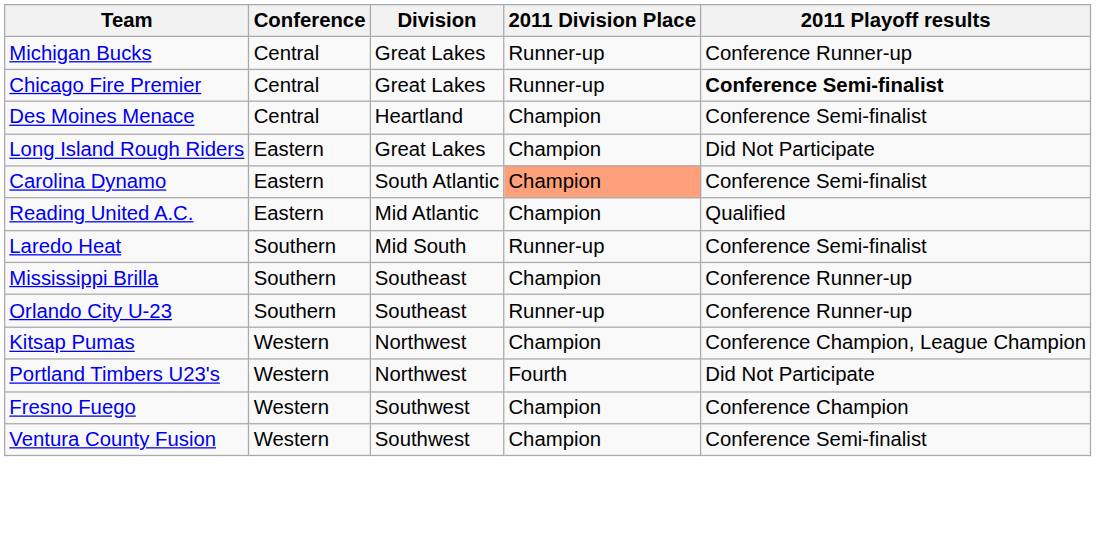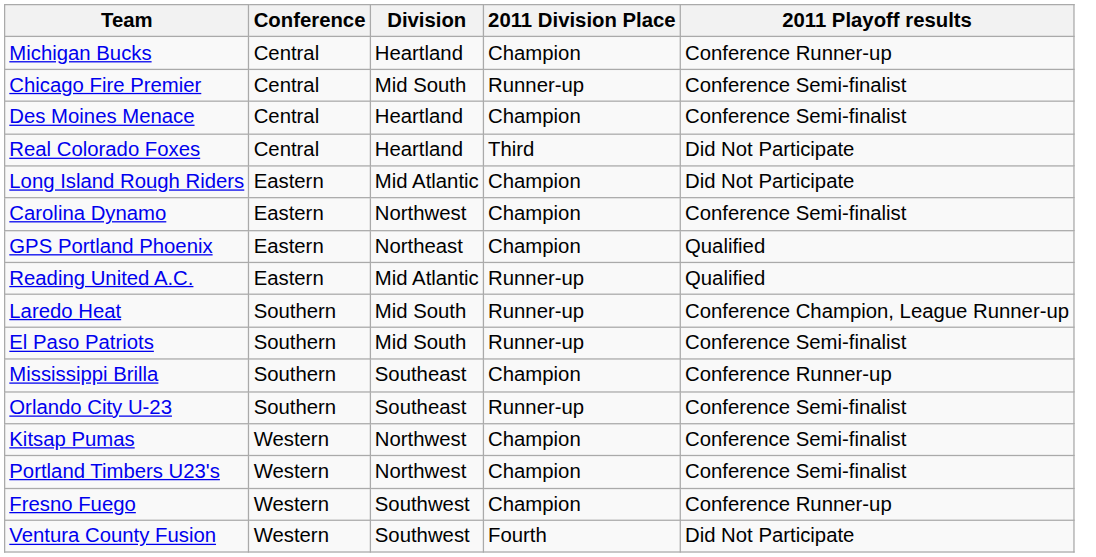(430, 52) Great Lakes -> (419, 52) Heartland
(556, 52) Runner-up -> (534, 52) Champion
(430, 85) Great Lakes -> (421, 85) Mid South
(824, 85) bold -> (796, 85) normal
+ row: (105, 149)
(430, 149) Great Lakes -> (427, 181) Mid Atlantic
(437, 181) South Atlantic -> (421, 213) Northwest
(555, 181) lightsalmon background -> (534, 213) no background
+ row: (111, 246)
(555, 213) Champion -> (536, 278) Runner-up
(816, 246) Conference Semi-finalist -> (877, 310) Conference Champion, League Runner-up
+ row: (82, 342)
(809, 310) Conference Runner-up -> (796, 407) Conference Semi-finalist
(896, 342) Conference Champion, League Champion -> (796, 439) Conference Semi-finalist
(538, 375) Fourth -> (534, 471) Champion
(790, 375) Did Not Participate -> (796, 471) Conference Semi-finalist
(807, 407) Conference Champion -> (788, 504) Conference Runner-up
(555, 439) Champion -> (517, 536) Fourth
(816, 439) Conference Semi-finalist -> (770, 536) Did Not Participate
